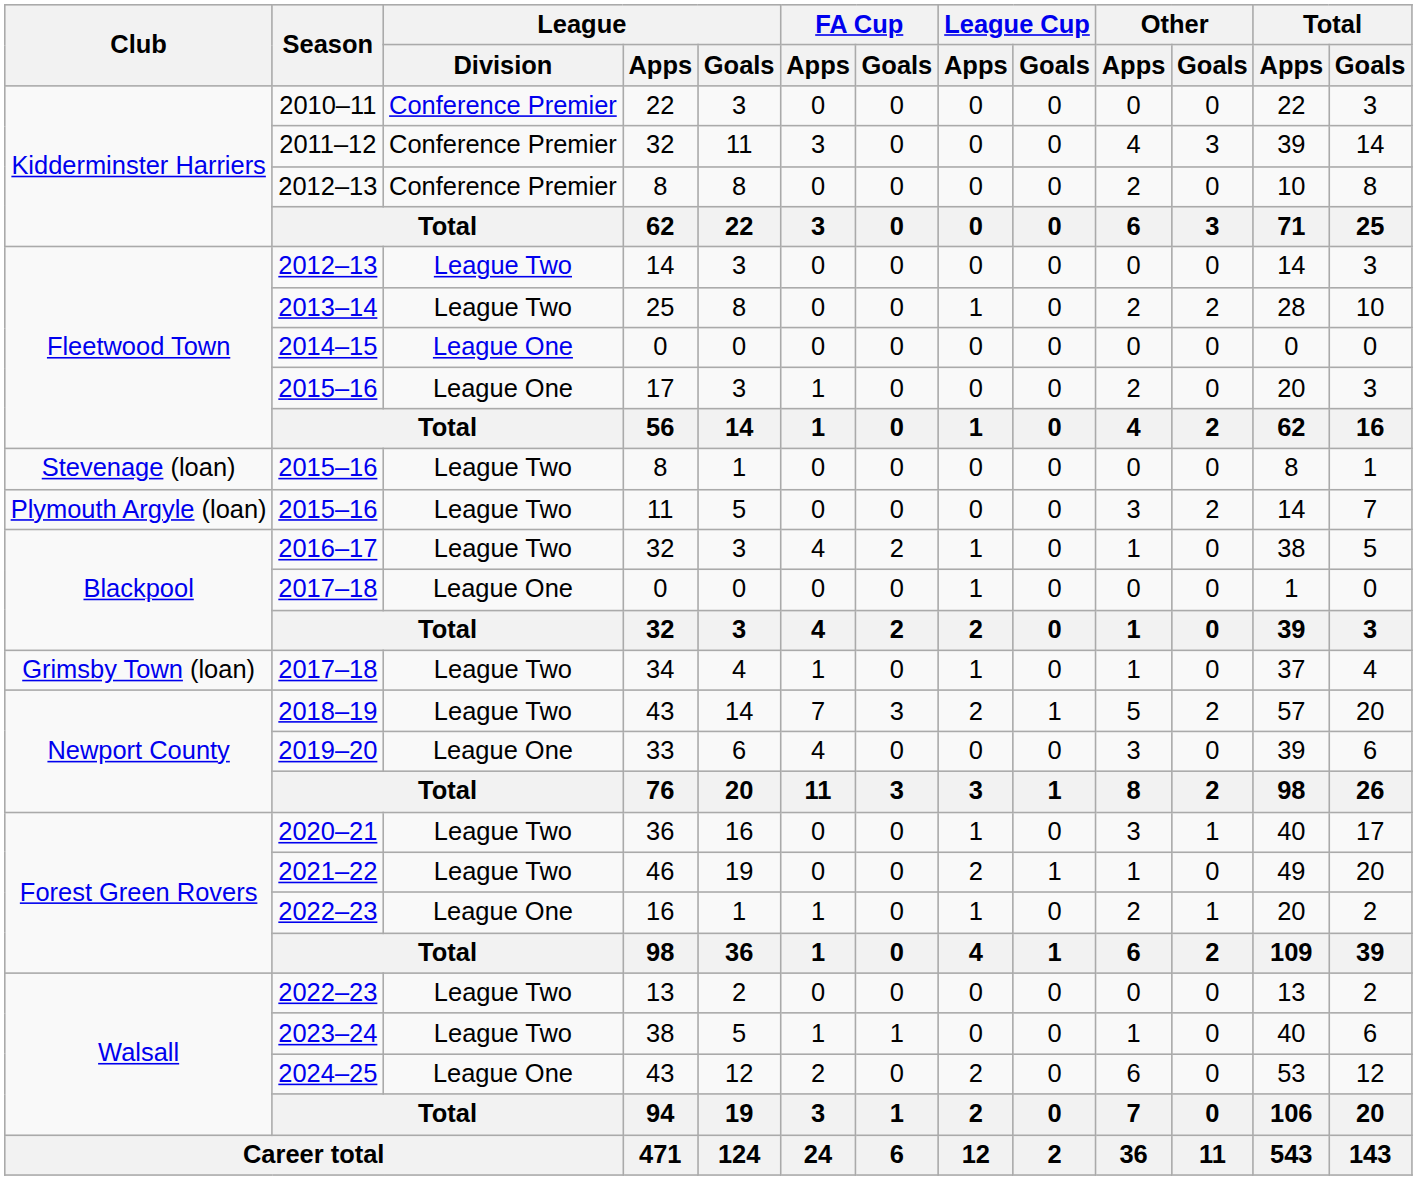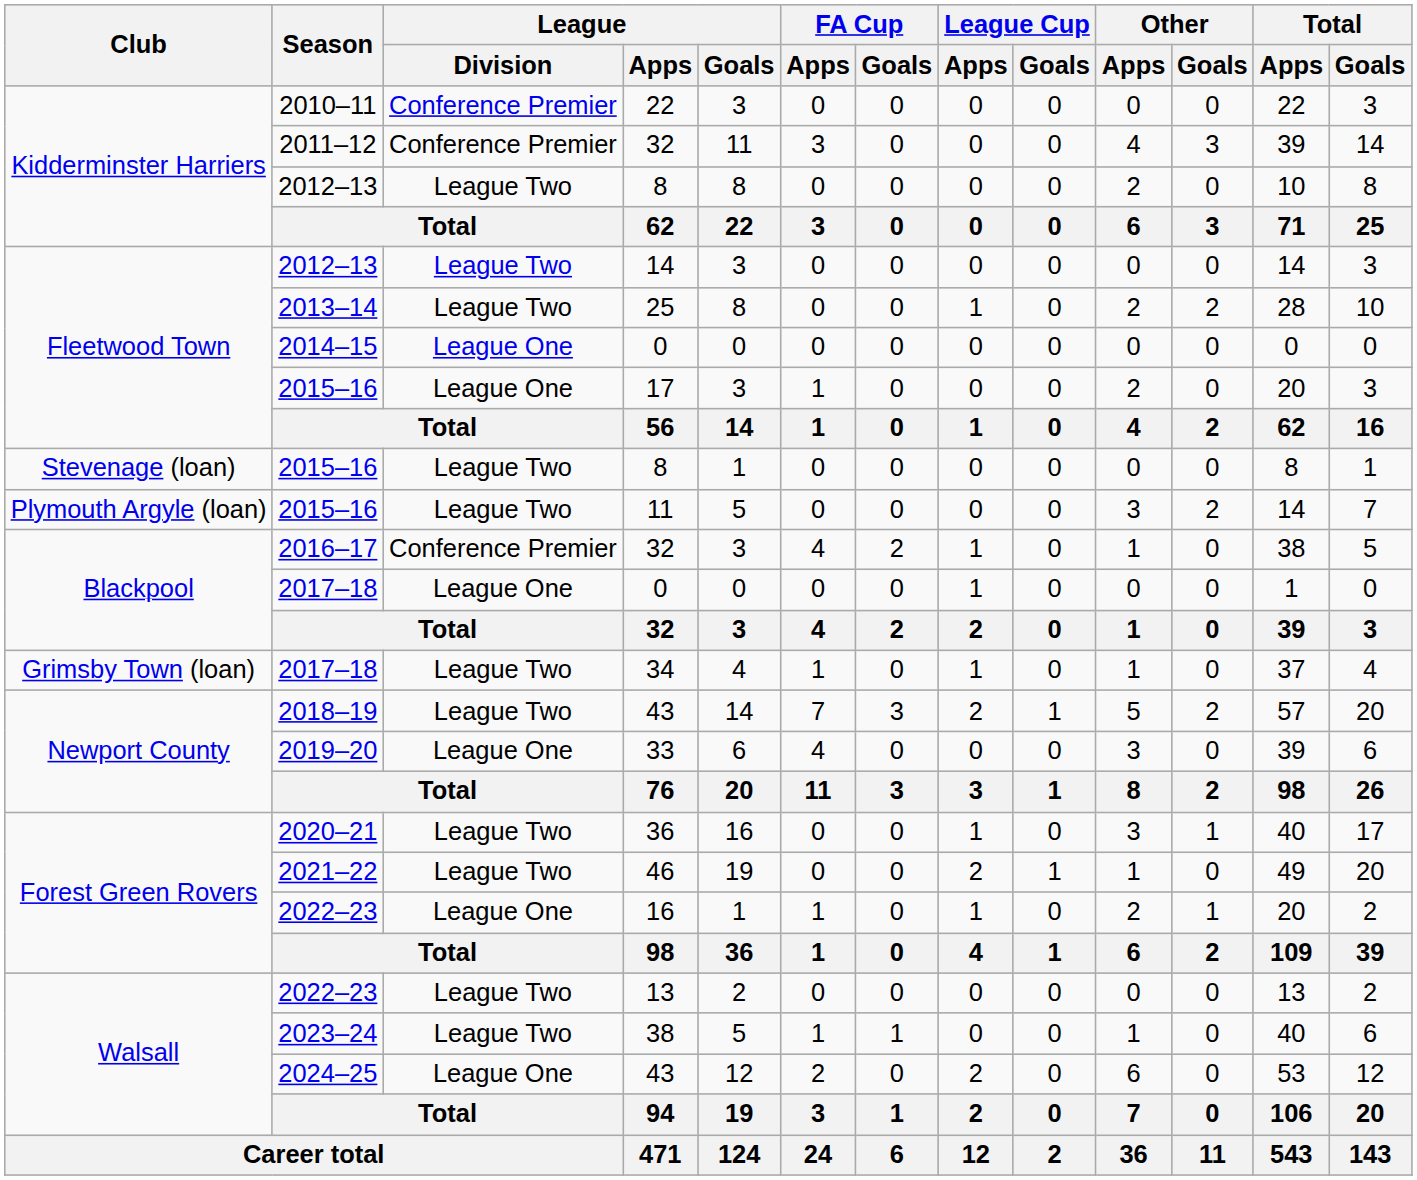(503, 186) Conference Premier -> (503, 186) League Two
(503, 549) League Two -> (503, 549) Conference Premier
